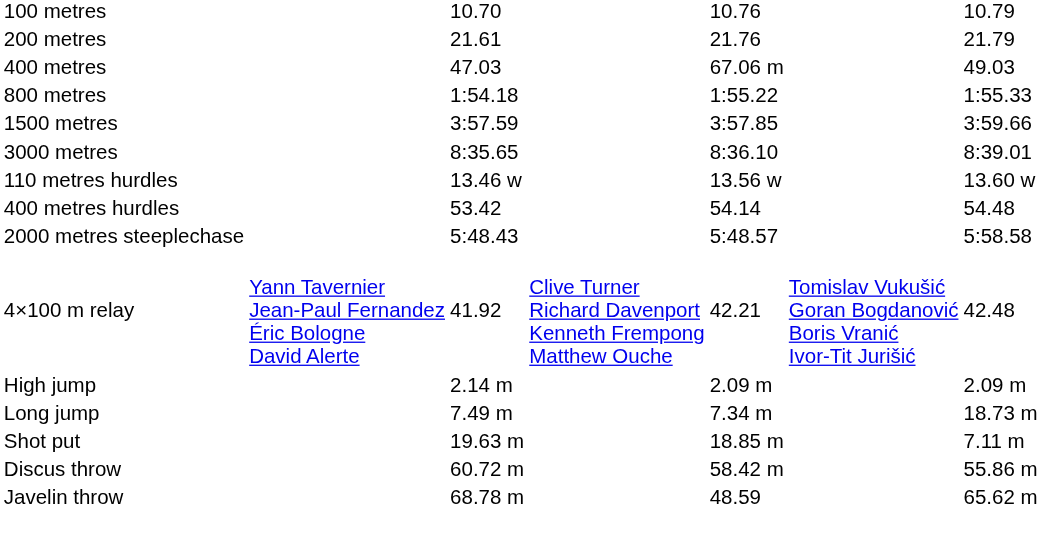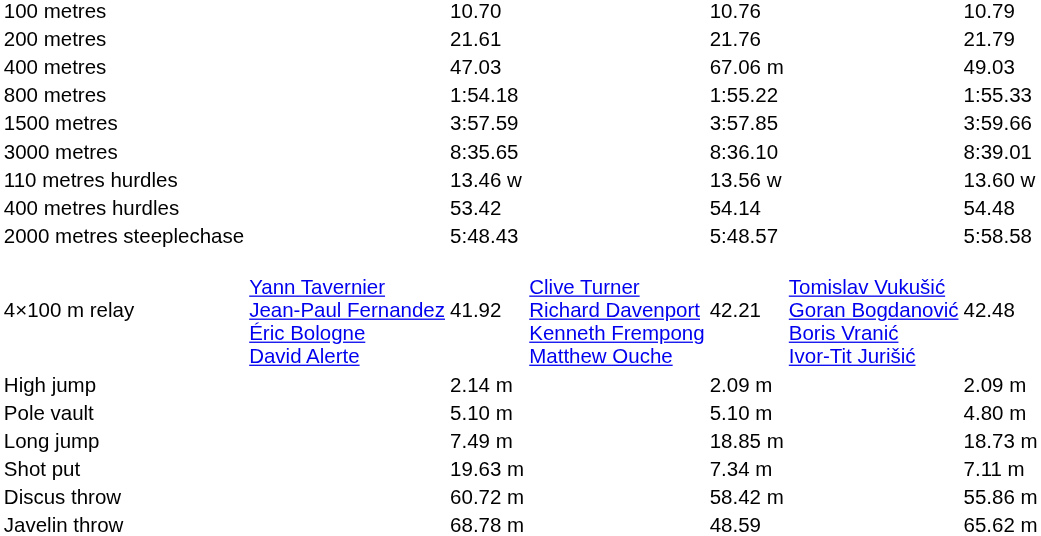+ row: (49, 413)
(741, 413) 7.34 m -> (747, 441) 18.85 m
(747, 441) 18.85 m -> (741, 469) 7.34 m
